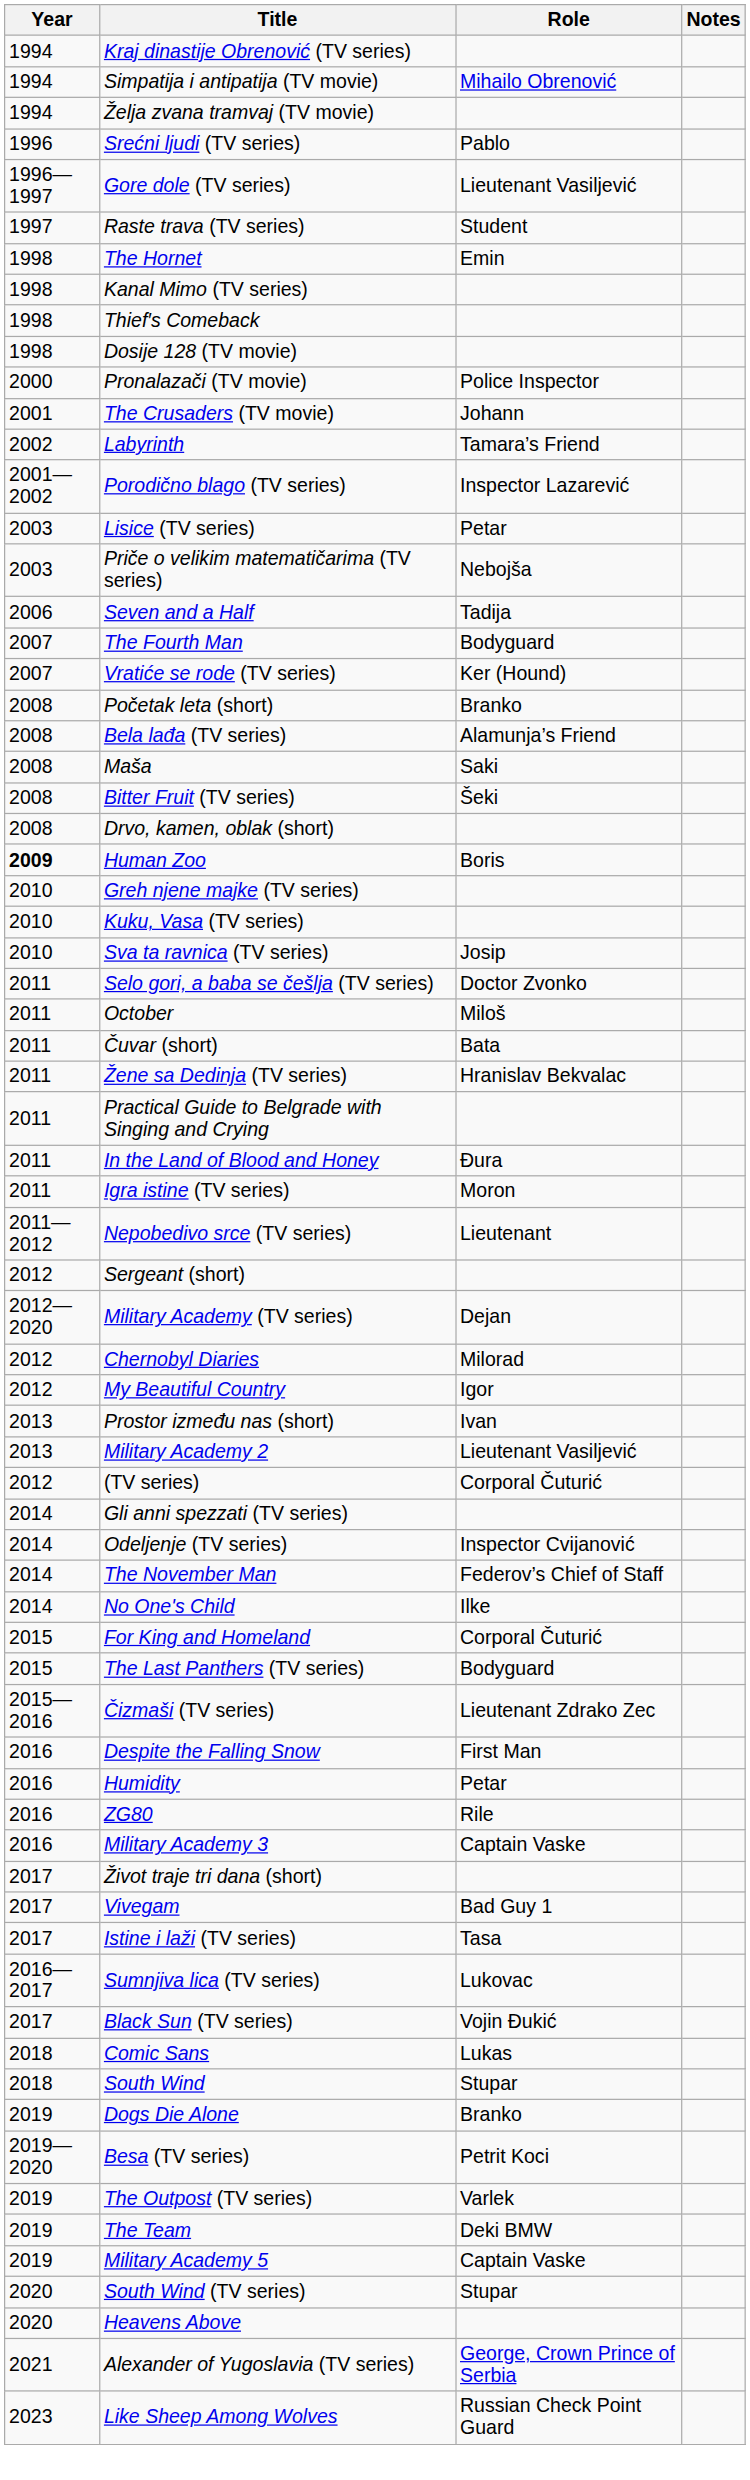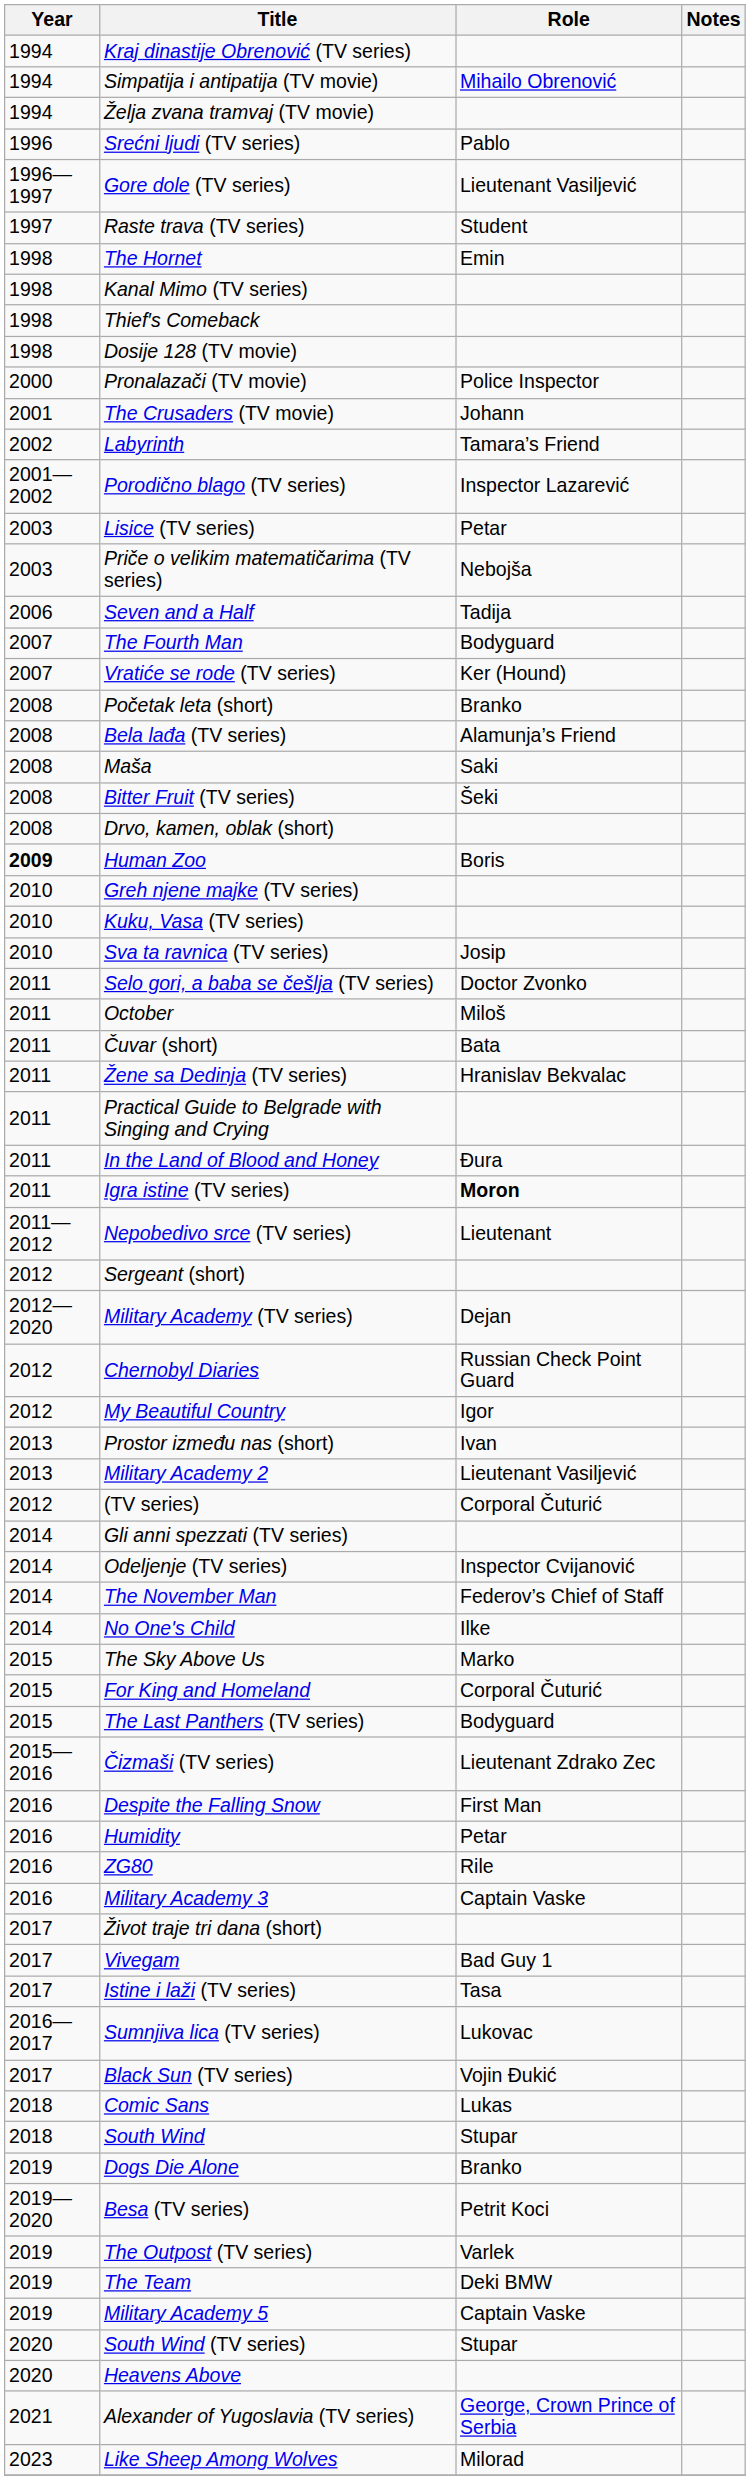(488, 1191) normal -> (490, 1191) bold
(492, 1359) Milorad -> (551, 1370) Russian Check Point Guard
+ row: (184, 1659)
(551, 2417) Russian Check Point Guard -> (492, 2459) Milorad
